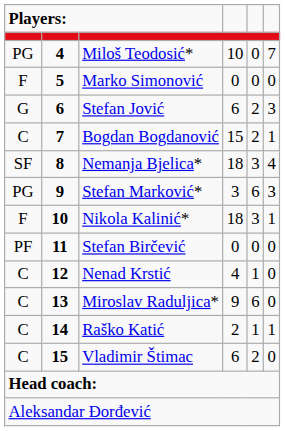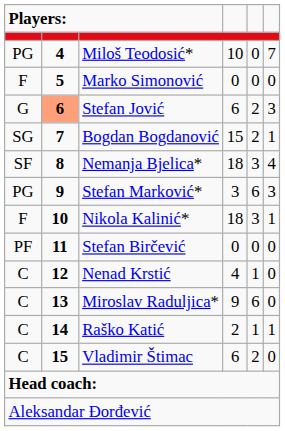(60, 108) no background -> (60, 108) lightsalmon background
(23, 136) C -> (23, 136) SG
